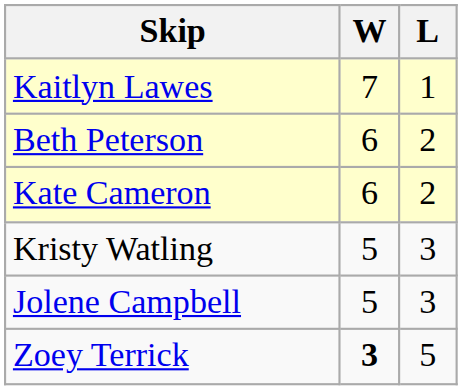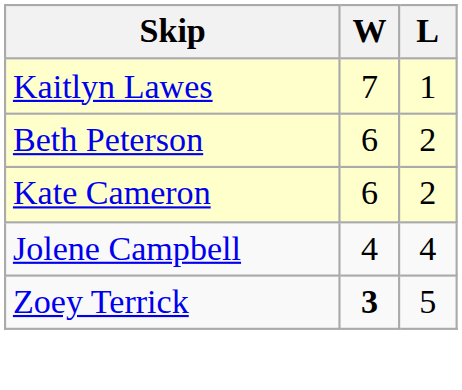- row: (113, 247)
(369, 301) 5 -> (369, 247) 4
(428, 301) 3 -> (428, 247) 4
